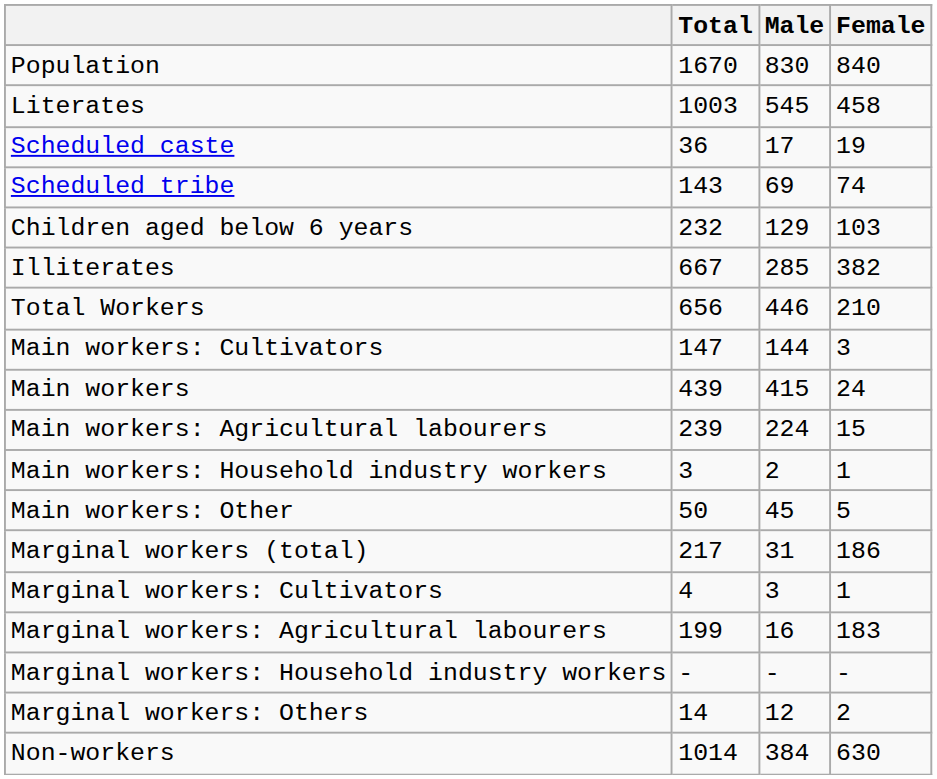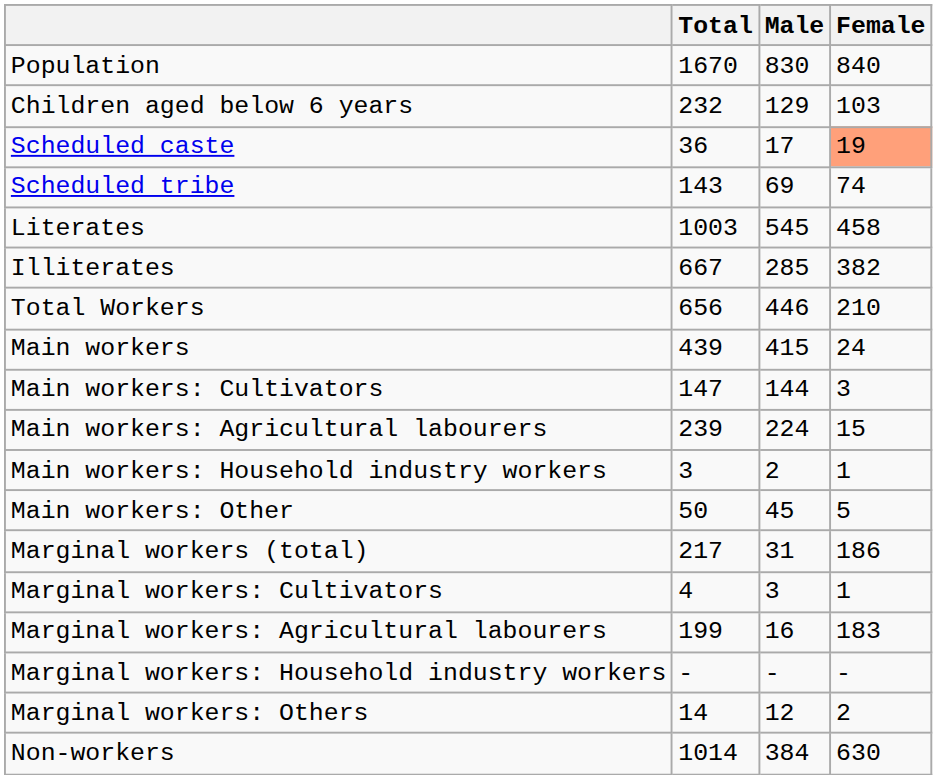rows swapped: (212, 228) <-> (78, 106)
(851, 147) no background -> (851, 147) lightsalmon background
rows swapped: (100, 389) <-> (197, 349)
